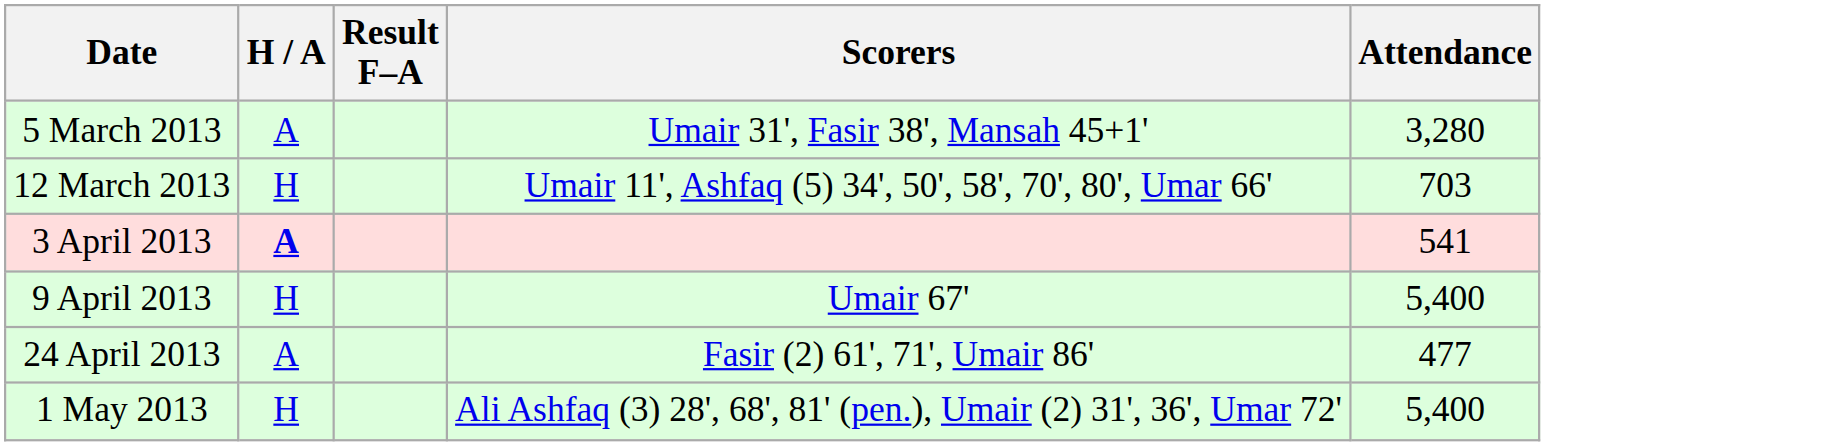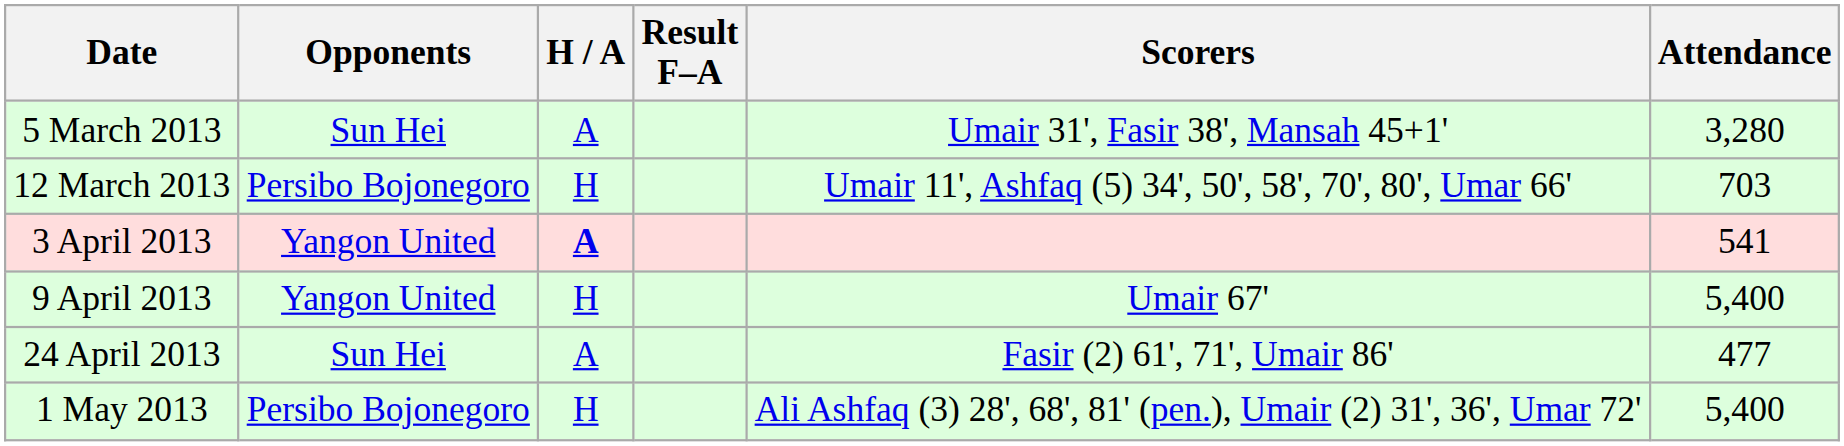+ column: (388, 52)
